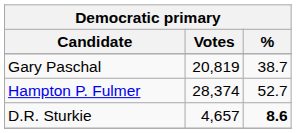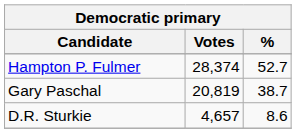rows swapped: (74, 91) <-> (55, 66)
(277, 115) bold -> (277, 115) normal
